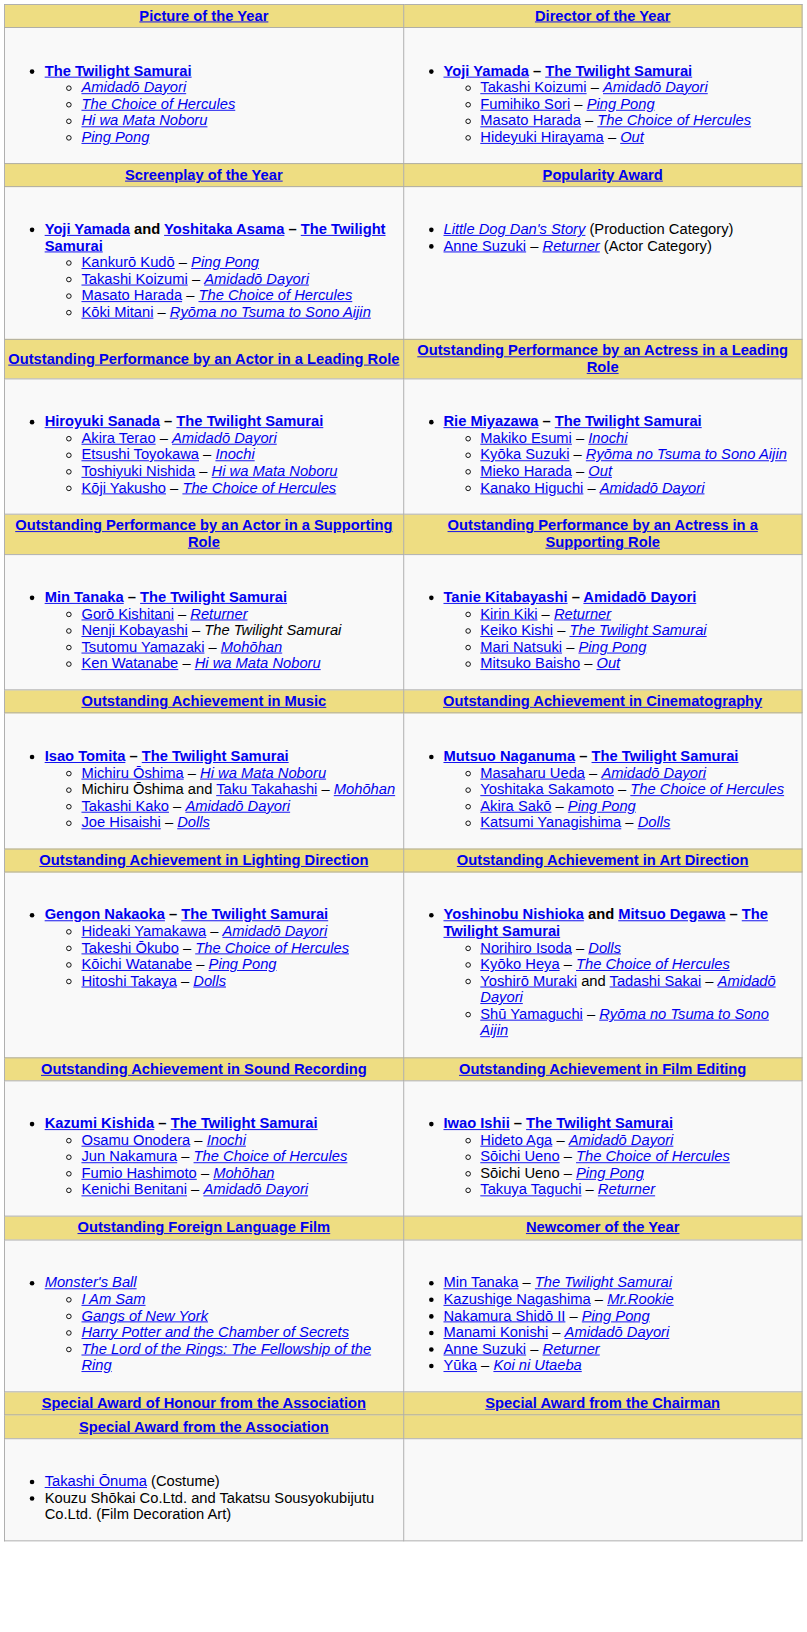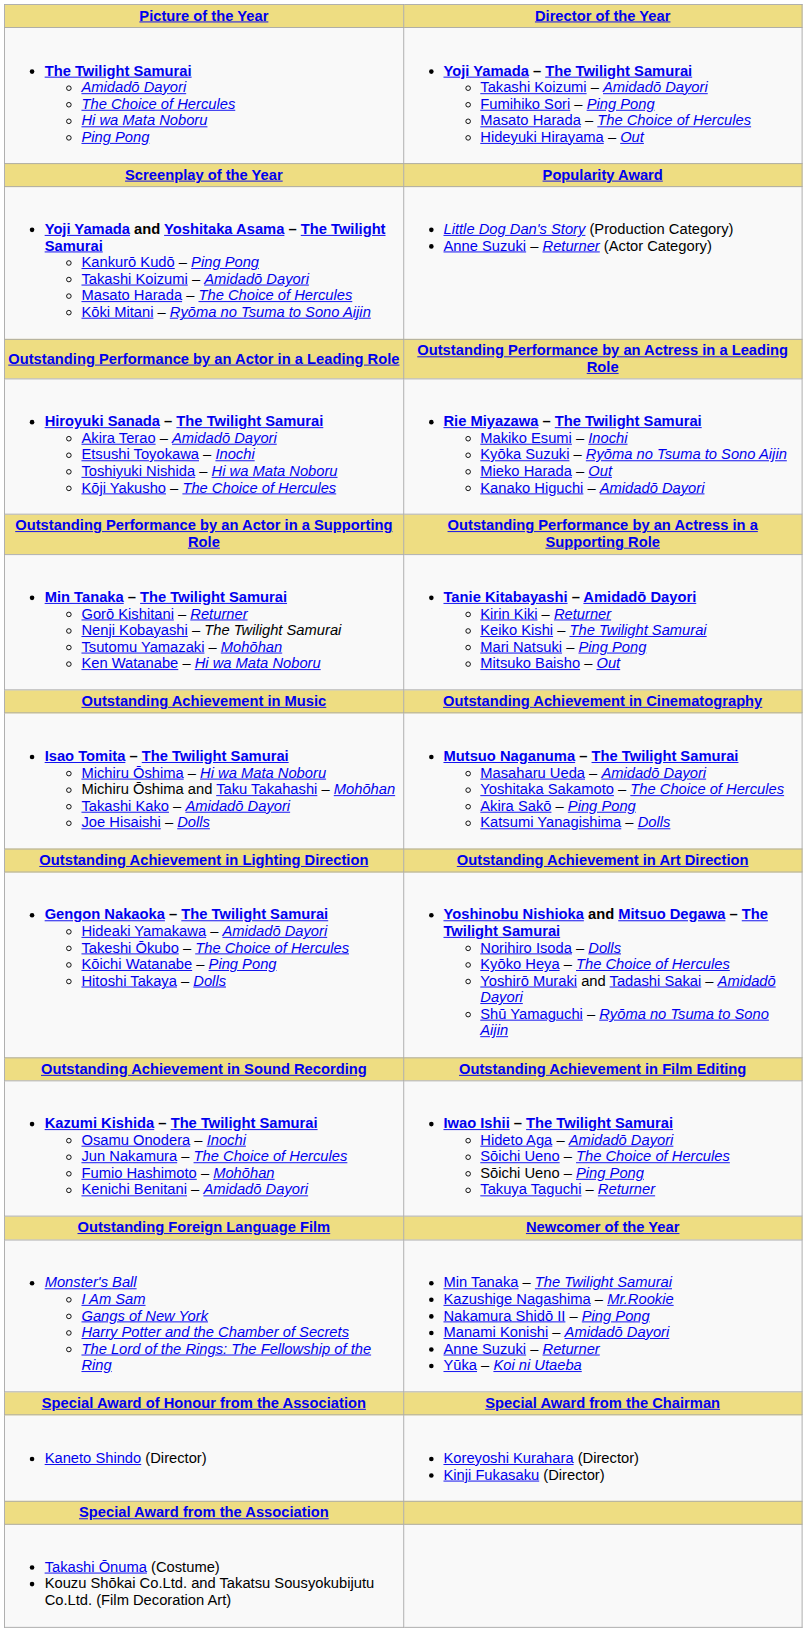+ row: (204, 1458)
